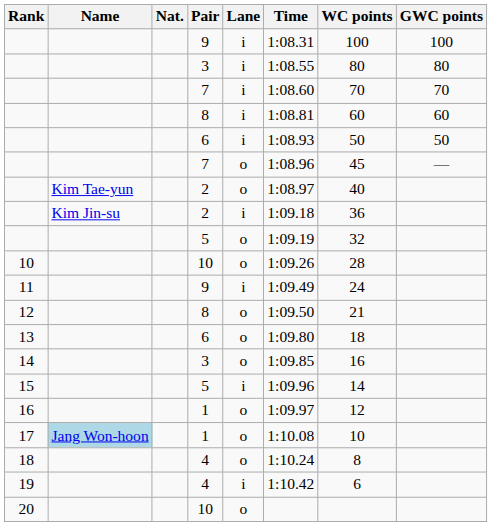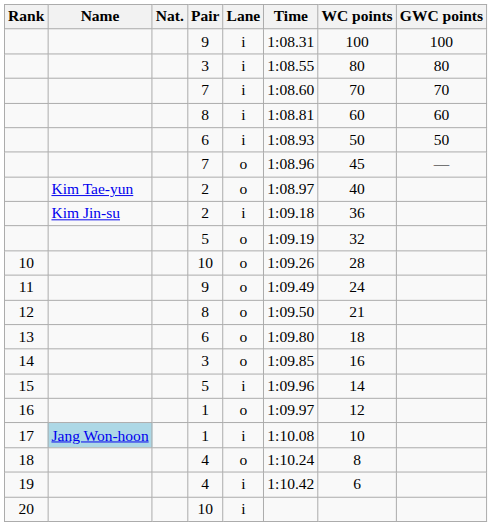(243, 287) i -> (243, 287) o
(243, 435) o -> (243, 435) i
(243, 509) o -> (243, 509) i
